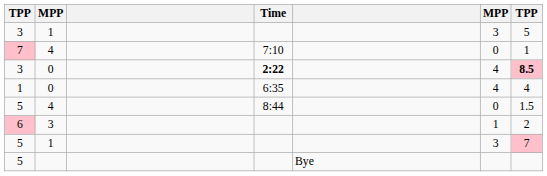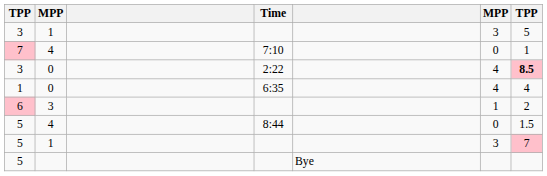(273, 69) bold -> (273, 69) normal
rows swapped: (20, 106) <-> (20, 124)
